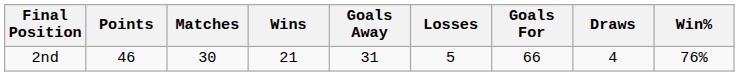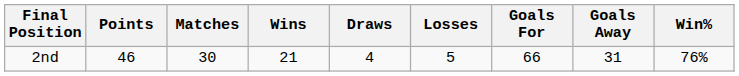columns swapped: (613, 26) <-> (370, 26)
